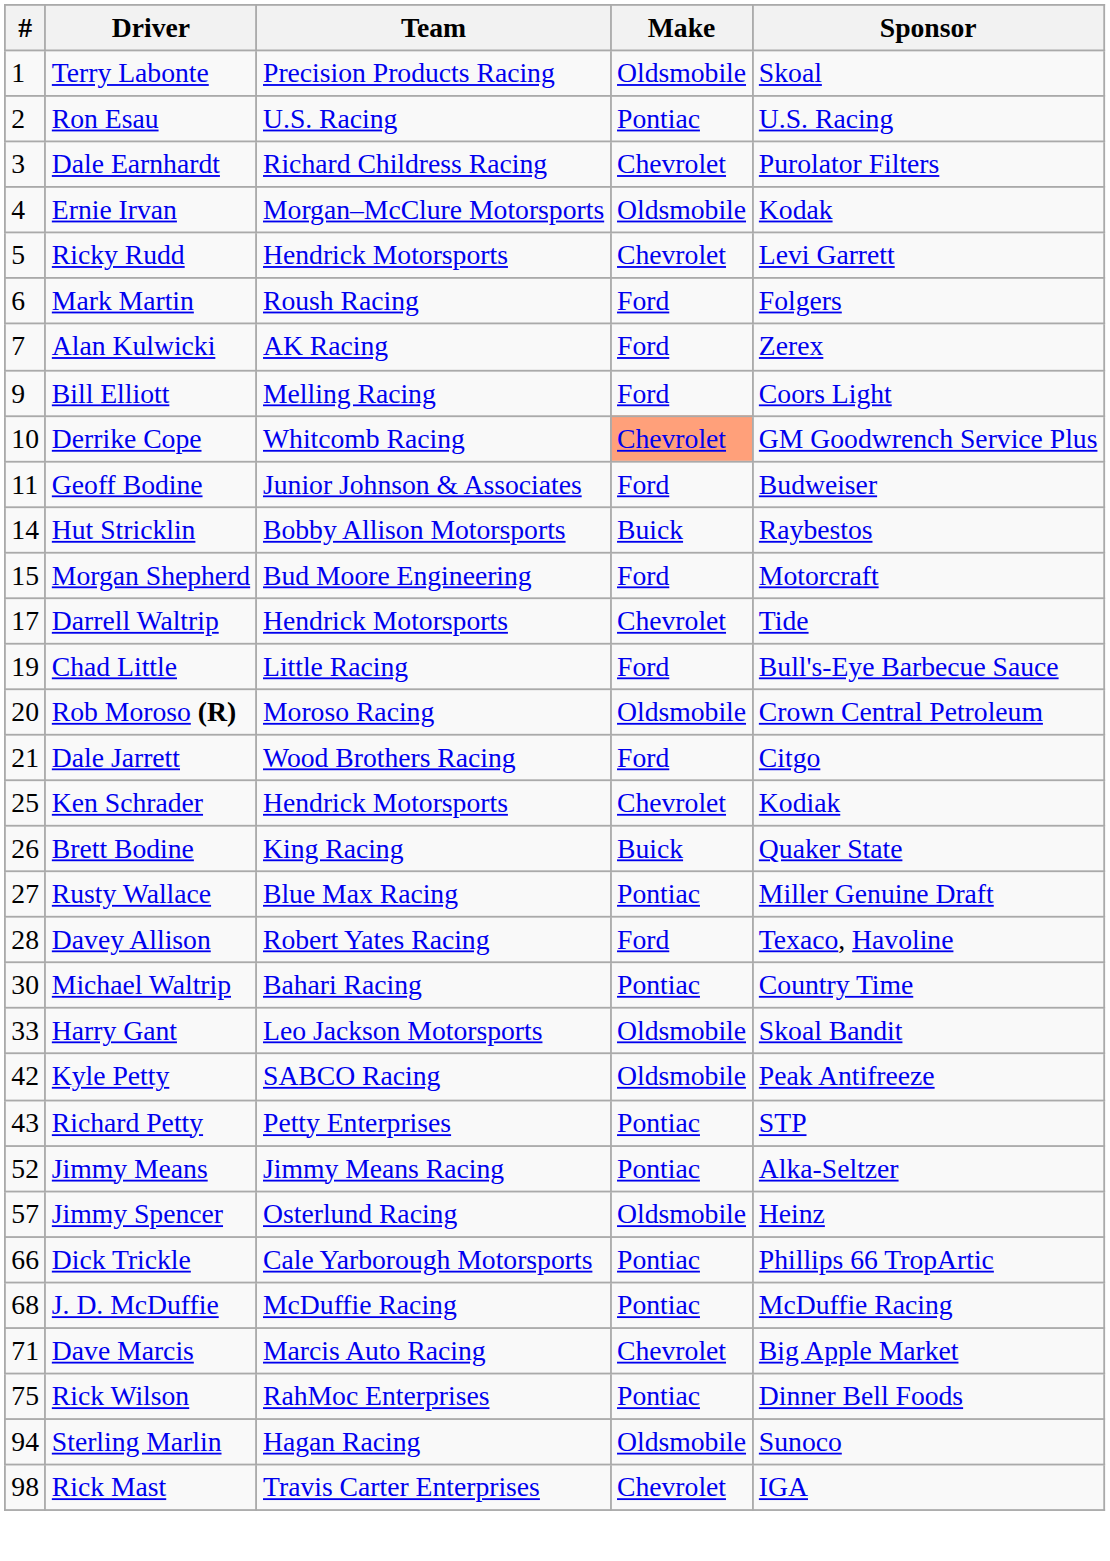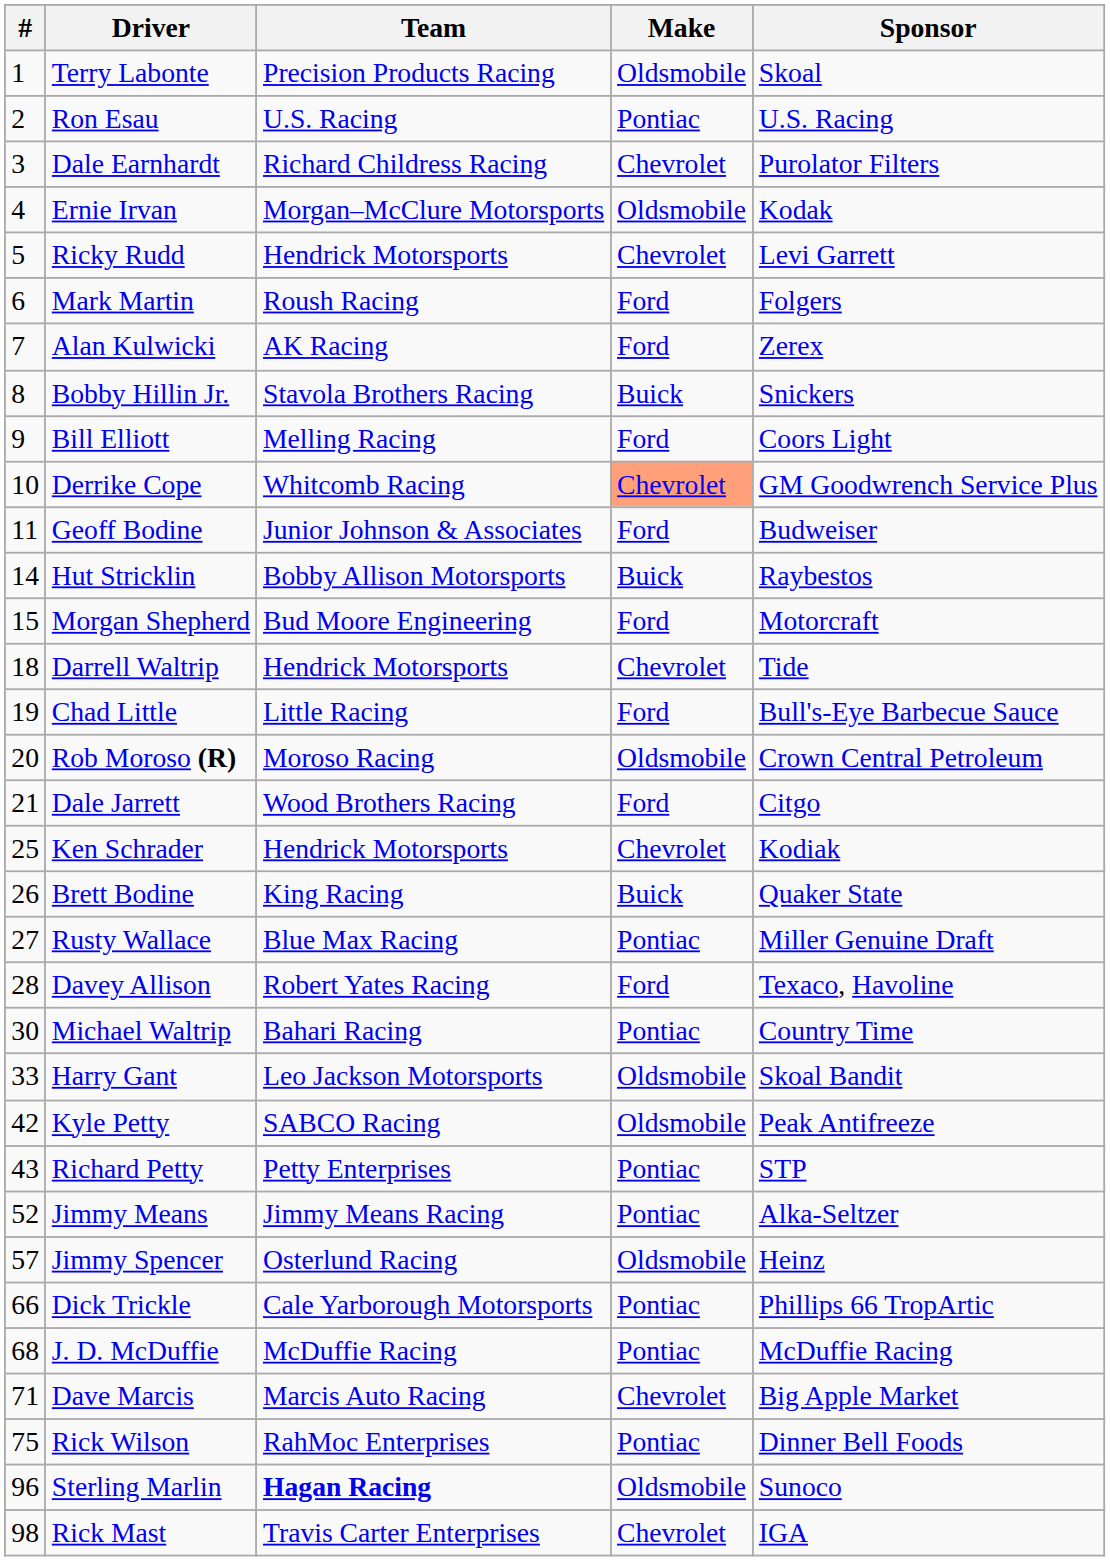+ row: (141, 392)
(25, 620) 17 -> (25, 666) 18
(25, 1441) 94 -> (25, 1487) 96
(342, 1441) normal -> (347, 1487) bold
